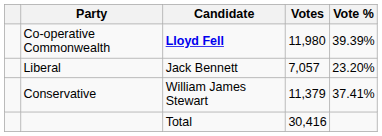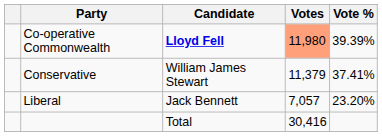(307, 41) no background -> (307, 41) lightsalmon background
rows swapped: (60, 94) <-> (42, 68)
